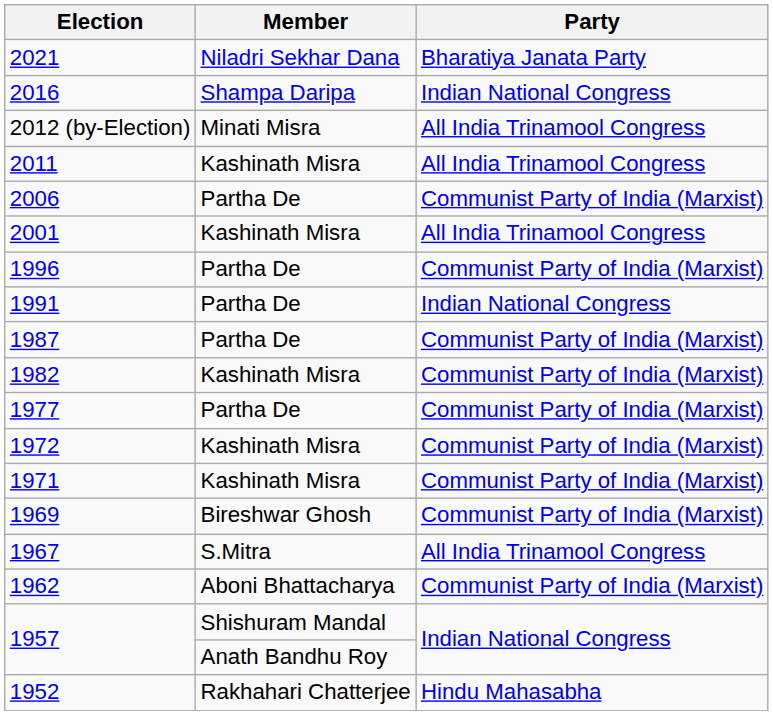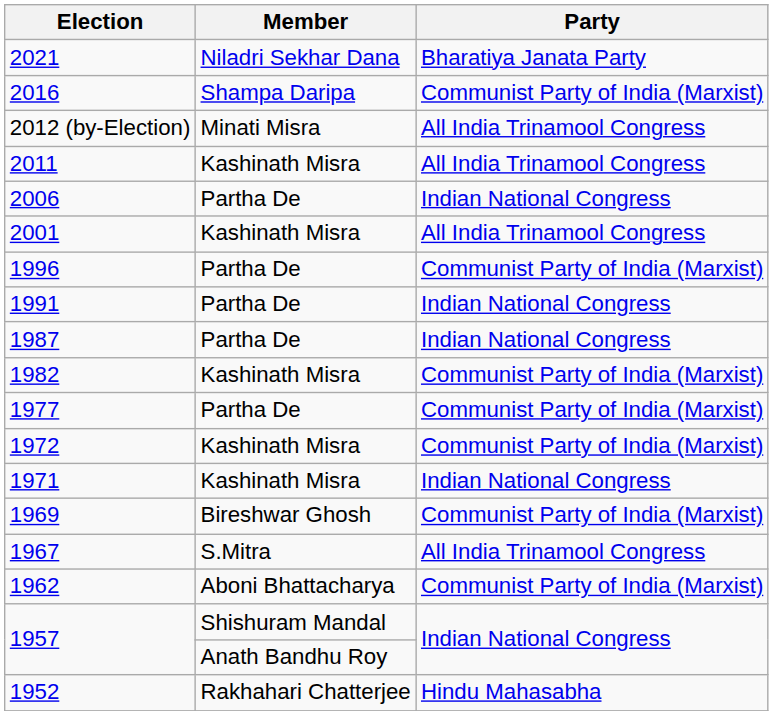(546, 92) Indian National Congress -> (592, 92) Communist Party of India (Marxist)
(592, 198) Communist Party of India (Marxist) -> (546, 198) Indian National Congress
(592, 339) Communist Party of India (Marxist) -> (546, 339) Indian National Congress
(592, 480) Communist Party of India (Marxist) -> (546, 480) Indian National Congress
